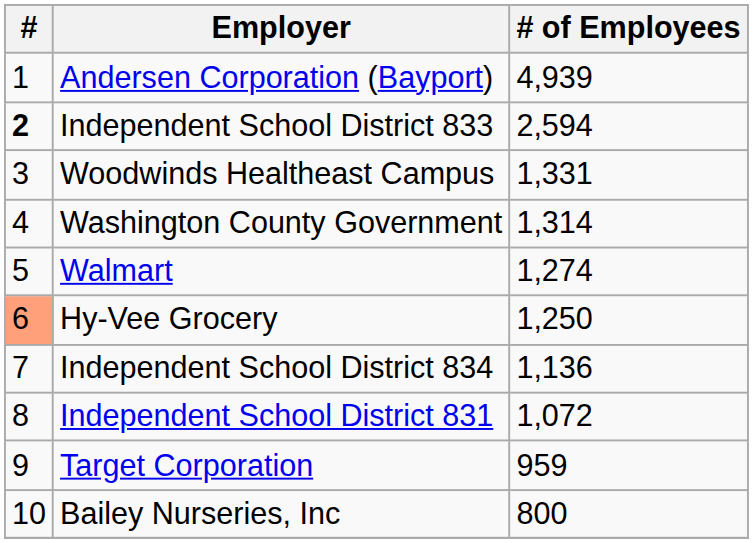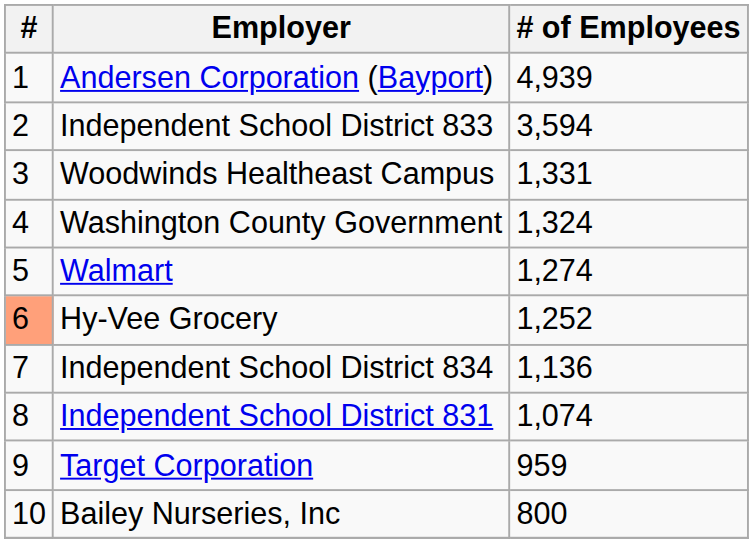(21, 125) bold -> (21, 125) normal
(555, 125) 2,594 -> (555, 125) 3,594
(555, 222) 1,314 -> (555, 222) 1,324
(555, 319) 1,250 -> (555, 319) 1,252
(555, 416) 1,072 -> (555, 416) 1,074
